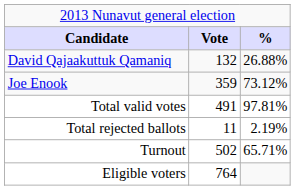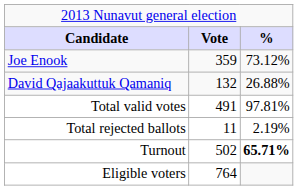rows swapped: (38, 83) <-> (90, 60)
(265, 151) normal -> (267, 151) bold
